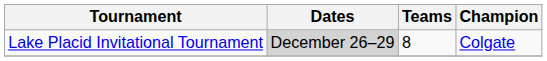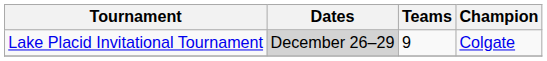(406, 42) 8 -> (406, 42) 9
